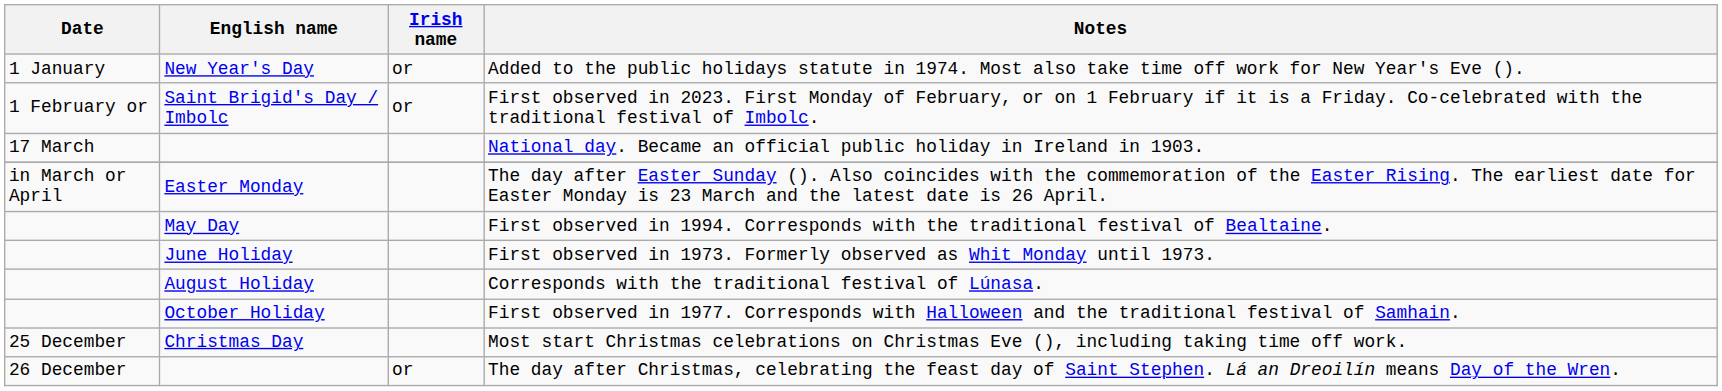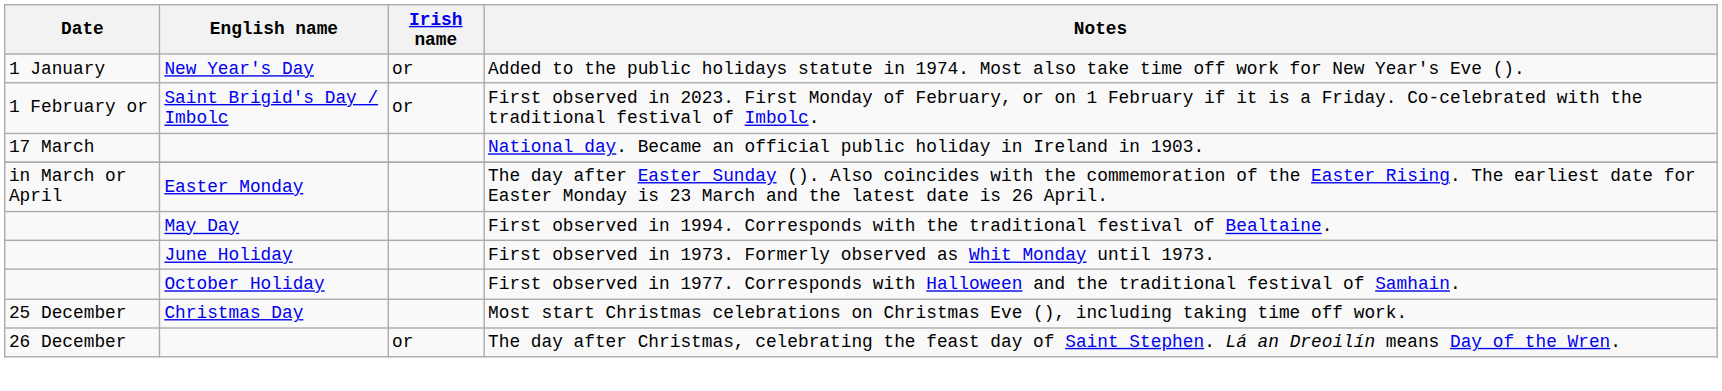- row: (766, 284)
